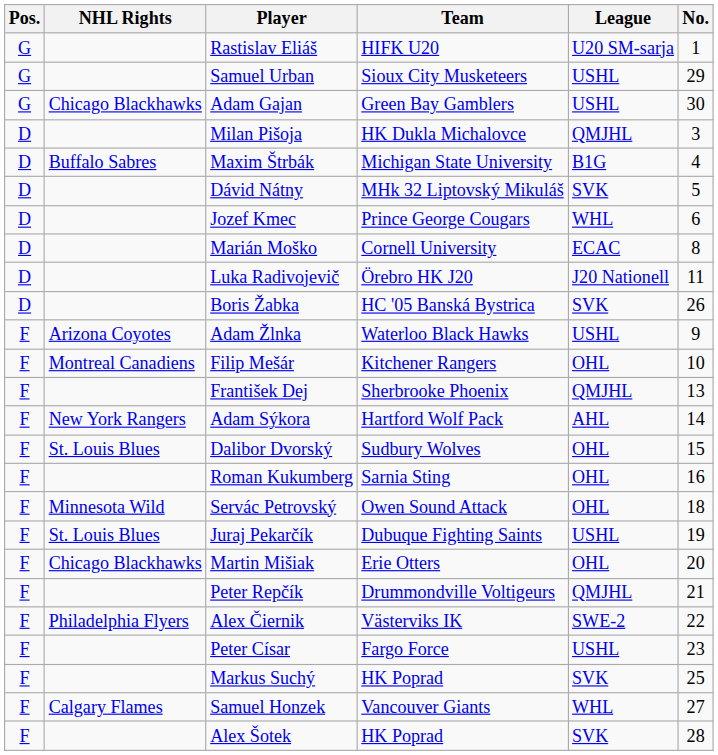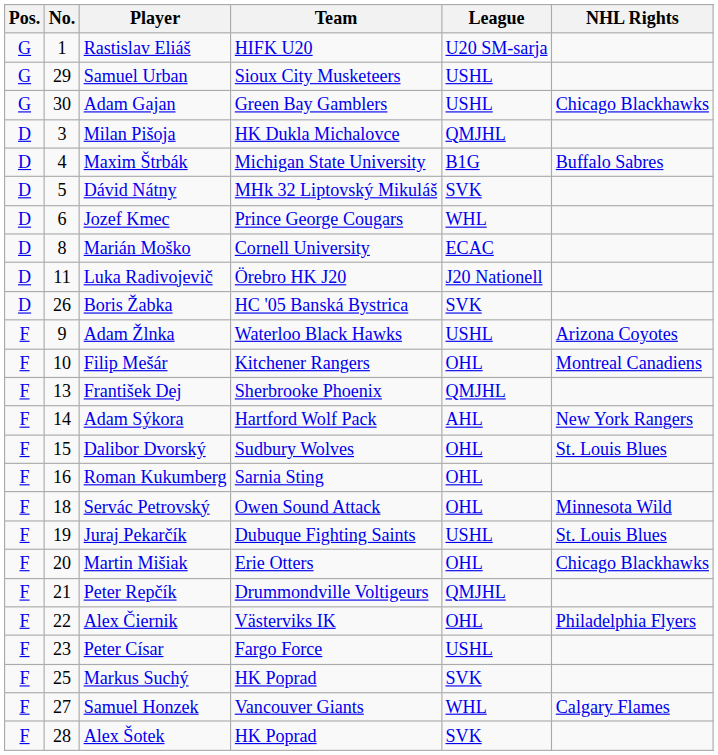columns swapped: (696, 18) <-> (125, 18)
(599, 620) SWE-2 -> (464, 620) OHL
